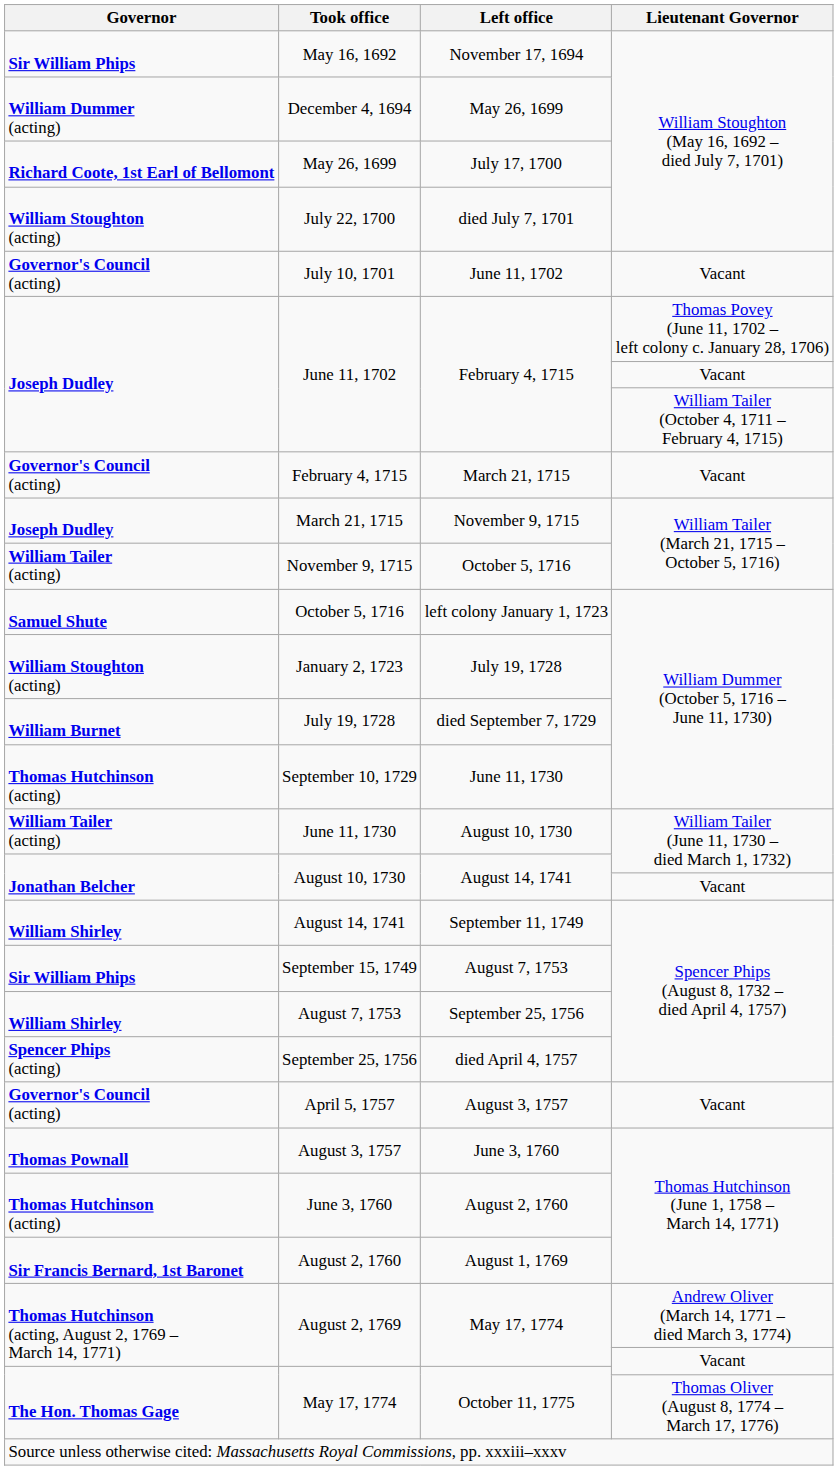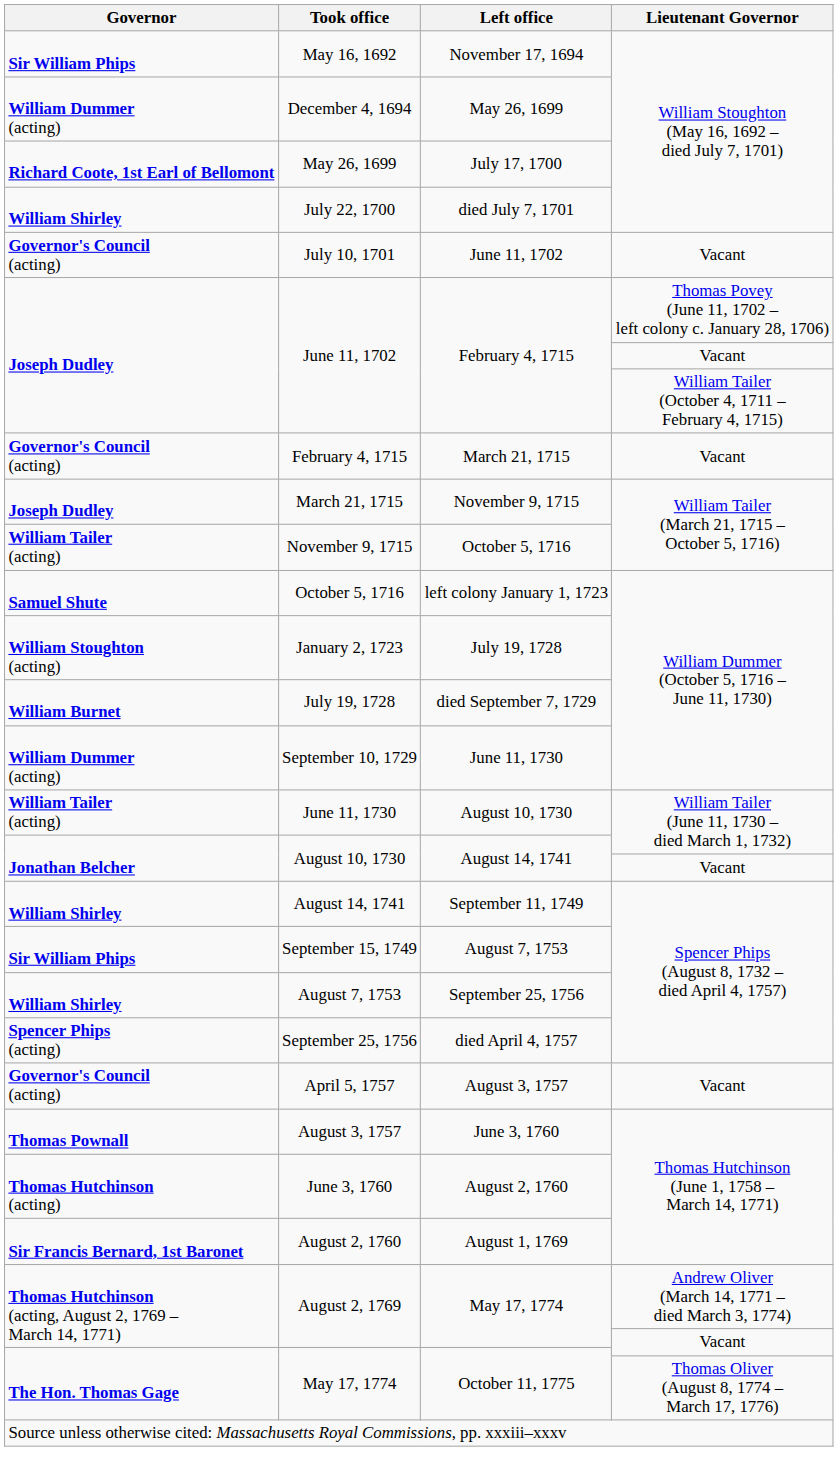(76, 228) William Stoughton (acting) -> (65, 218) William Shirley
(81, 786) Thomas Hutchinson (acting) -> (71, 767) William Dummer (acting)
